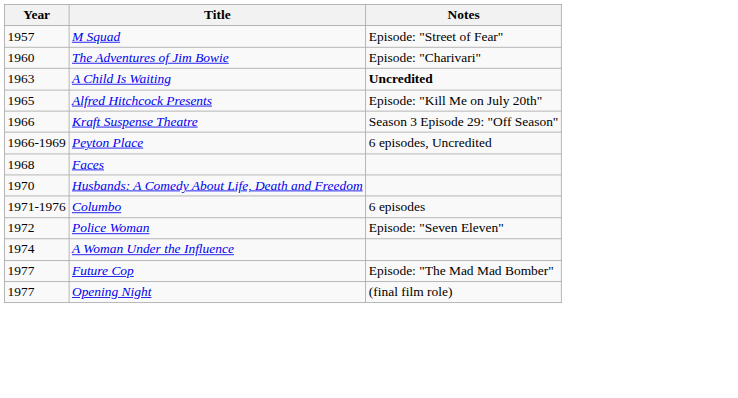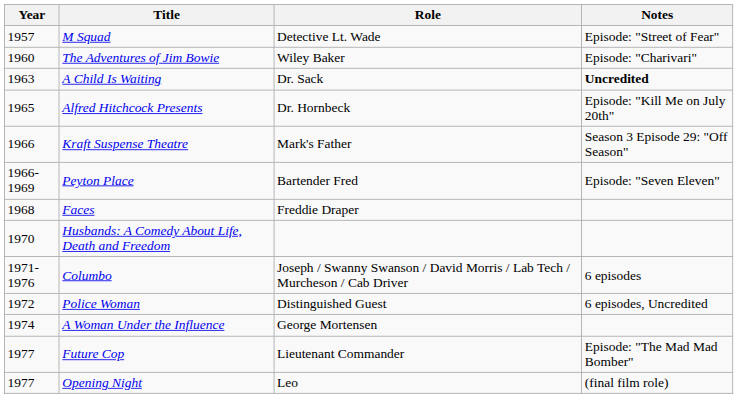+ column: (428, 15)
(430, 143) 6 episodes, Uncredited -> (652, 180) Episode: "Seven Eleven"
(436, 228) Episode: "Seven Eleven" -> (646, 303) 6 episodes, Uncredited
